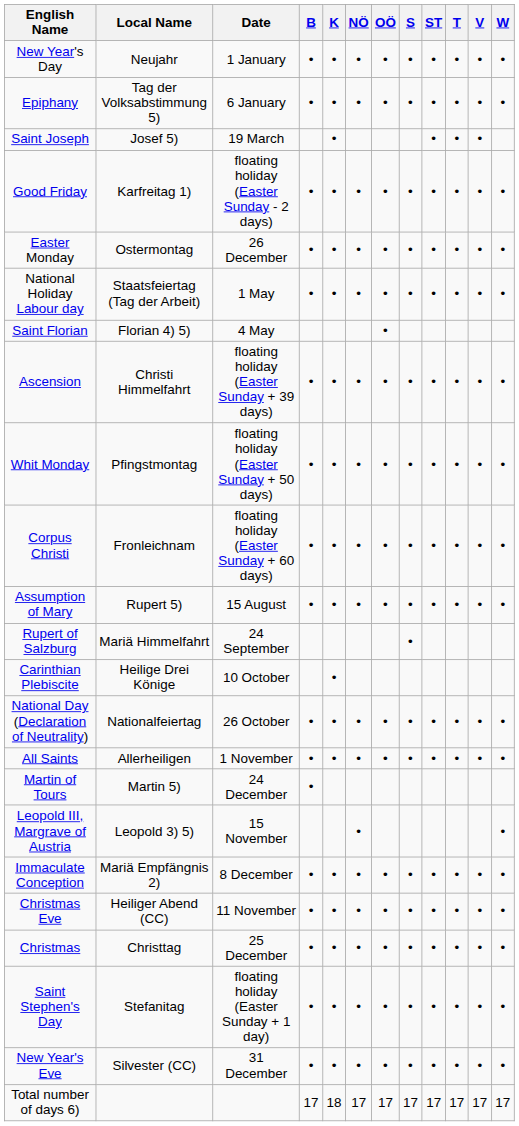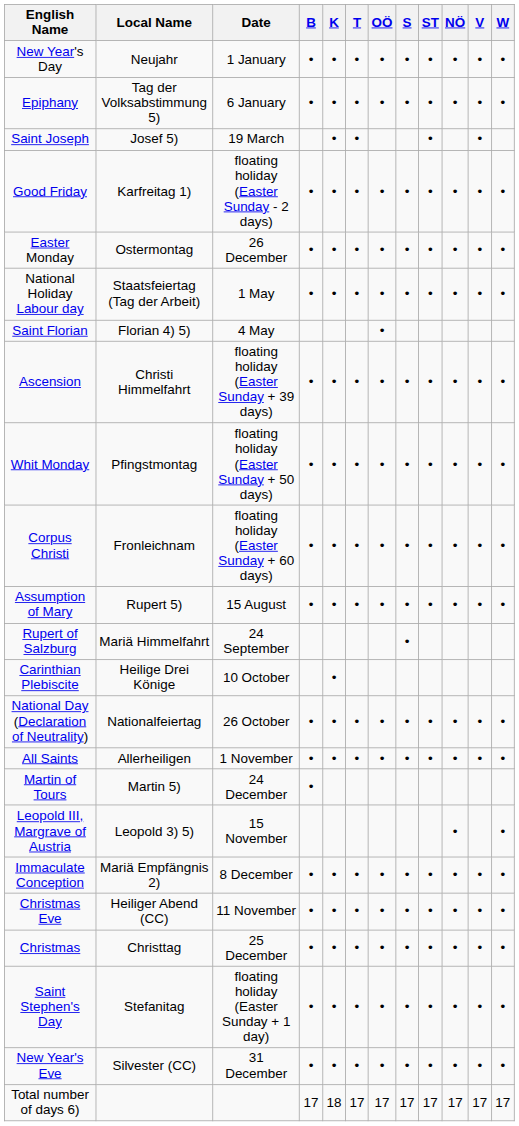columns swapped: (359, 22) <-> (457, 22)
